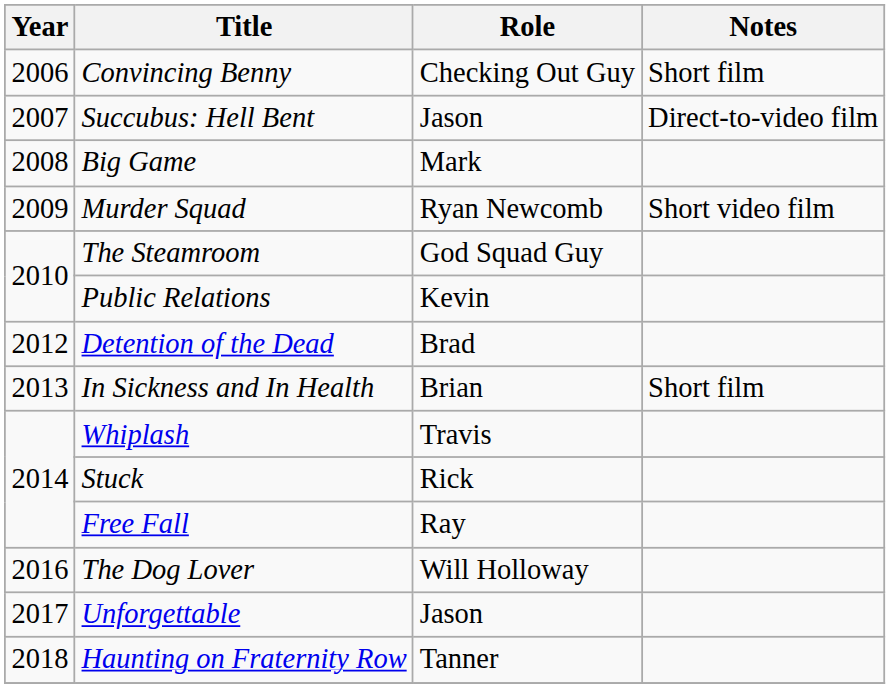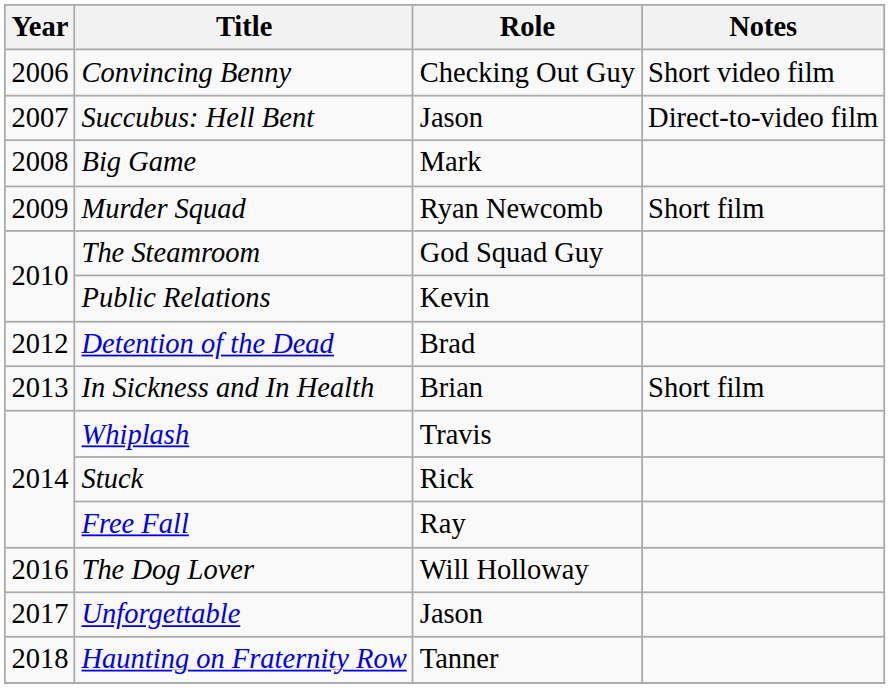(706, 72) Short film -> (741, 72) Short video film
(741, 207) Short video film -> (706, 207) Short film
